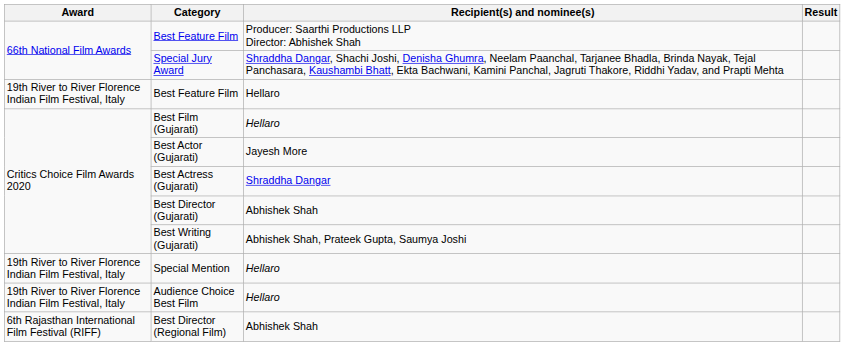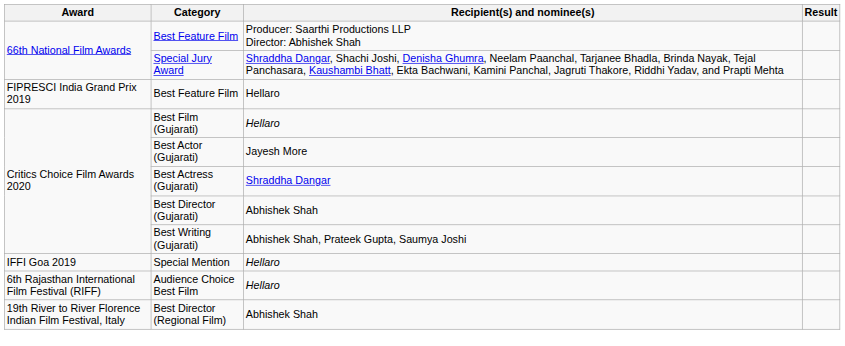(74, 94) 19th River to River Florence Indian Film Festival, Italy -> (72, 94) FIPRESCI India Grand Prix 2019
(74, 268) 19th River to River Florence Indian Film Festival, Italy -> (41, 262) IFFI Goa 2019
(74, 297) 19th River to River Florence Indian Film Festival, Italy -> (71, 285) 6th Rajasthan International Film Festival (RIFF)
(71, 326) 6th Rajasthan International Film Festival (RIFF) -> (74, 314) 19th River to River Florence Indian Film Festival, Italy
